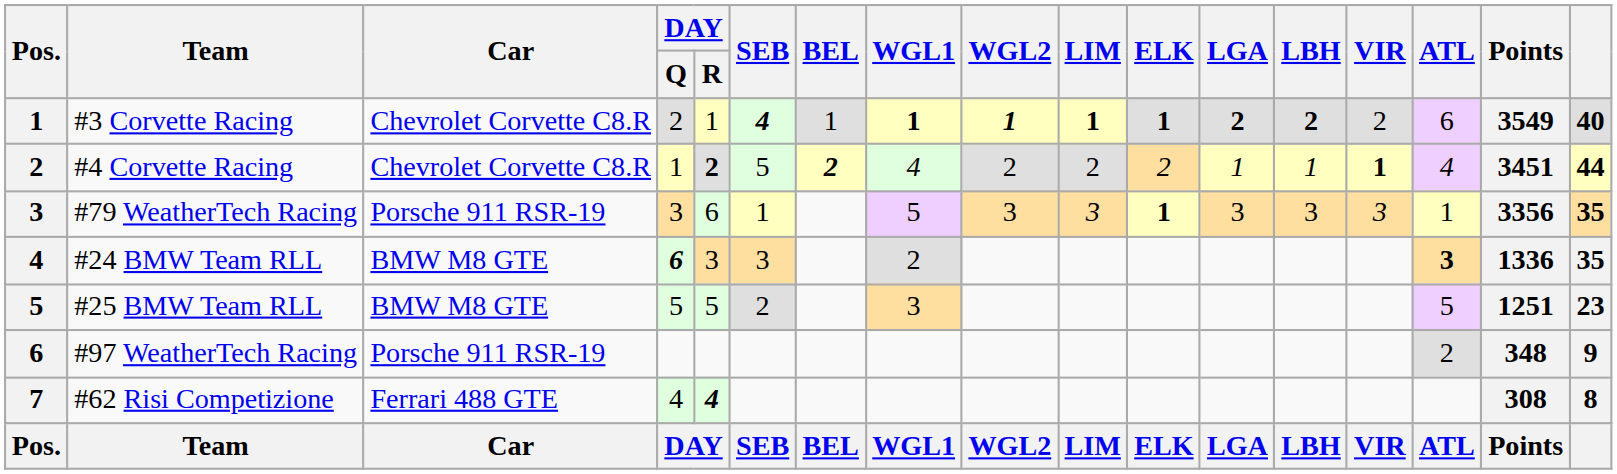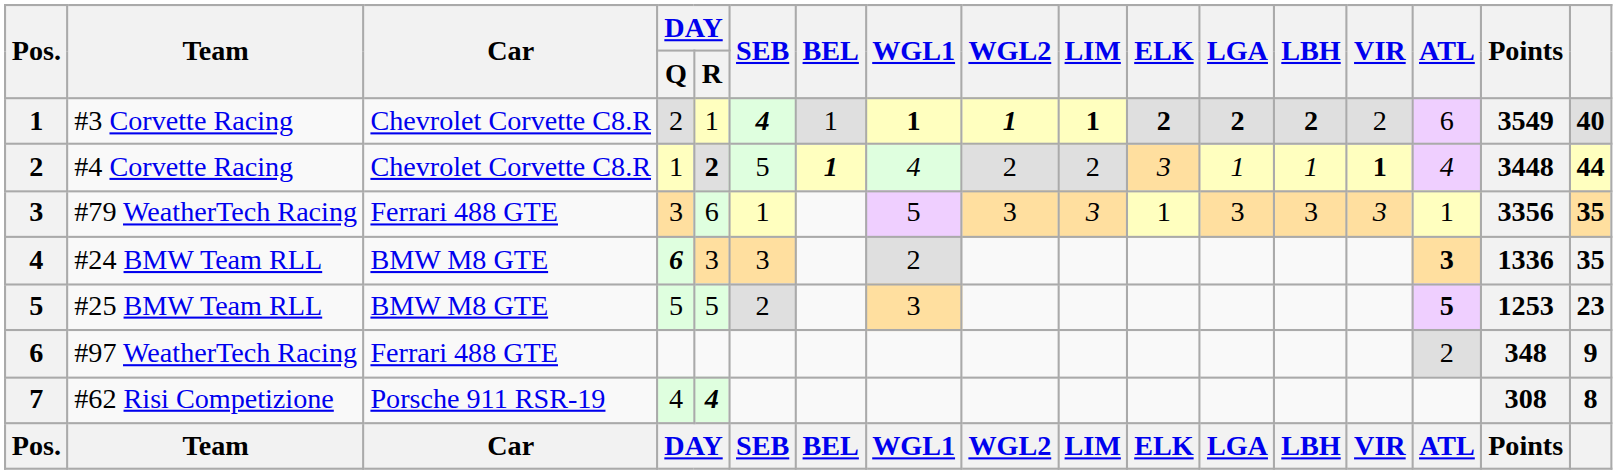(1164, 120) 1 -> (1164, 120) 2
(831, 166) 2 -> (831, 166) 1
(1164, 166) 2 -> (1164, 166) 3
(1526, 166) 3451 -> (1526, 166) 3448
(488, 213) Porsche 911 RSR-19 -> (464, 213) Ferrari 488 GTE
(1164, 213) bold -> (1164, 213) normal
(1447, 305) normal -> (1447, 305) bold
(1526, 305) 1251 -> (1526, 305) 1253
(488, 352) Porsche 911 RSR-19 -> (464, 352) Ferrari 488 GTE
(464, 398) Ferrari 488 GTE -> (488, 398) Porsche 911 RSR-19
